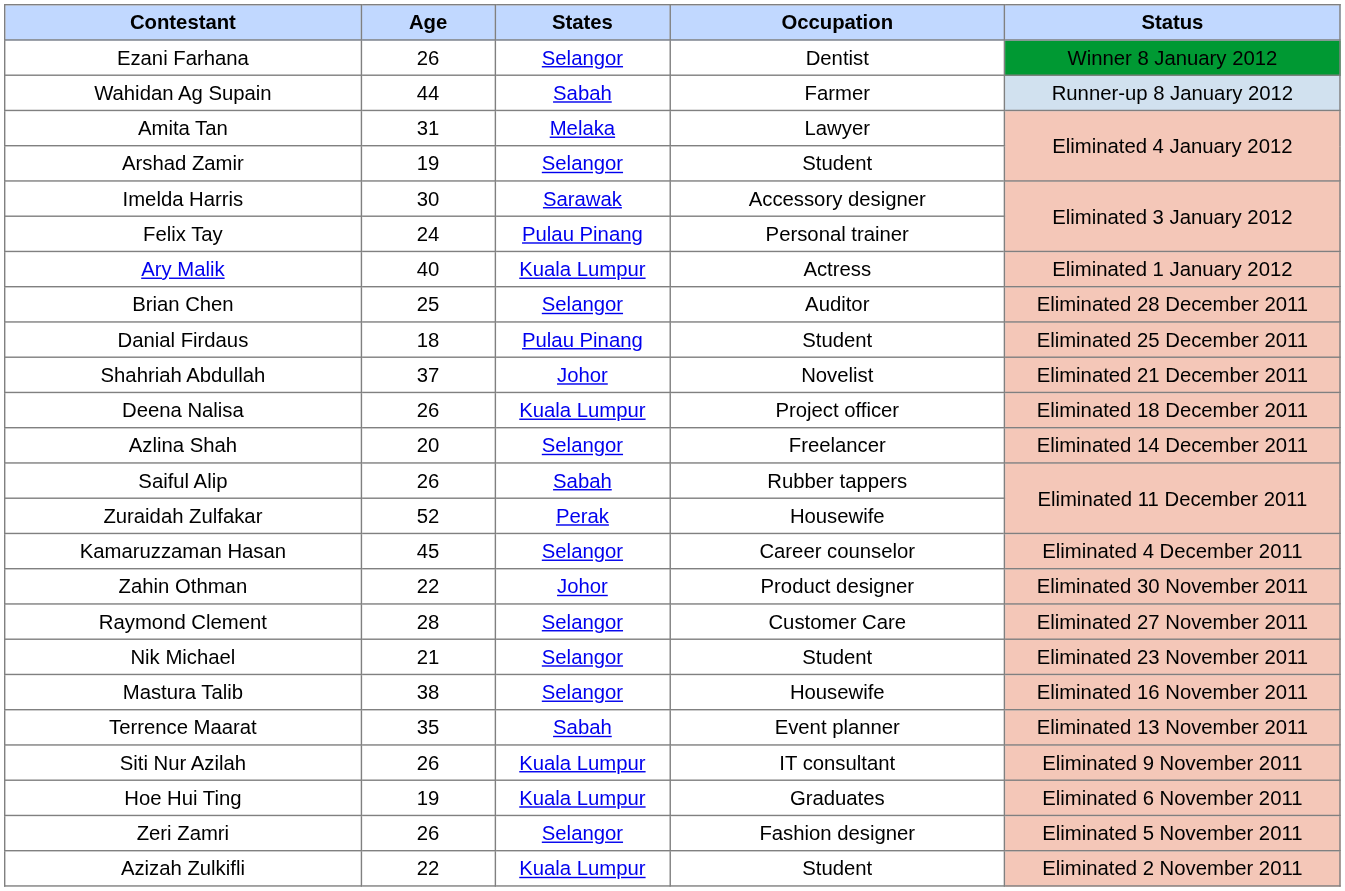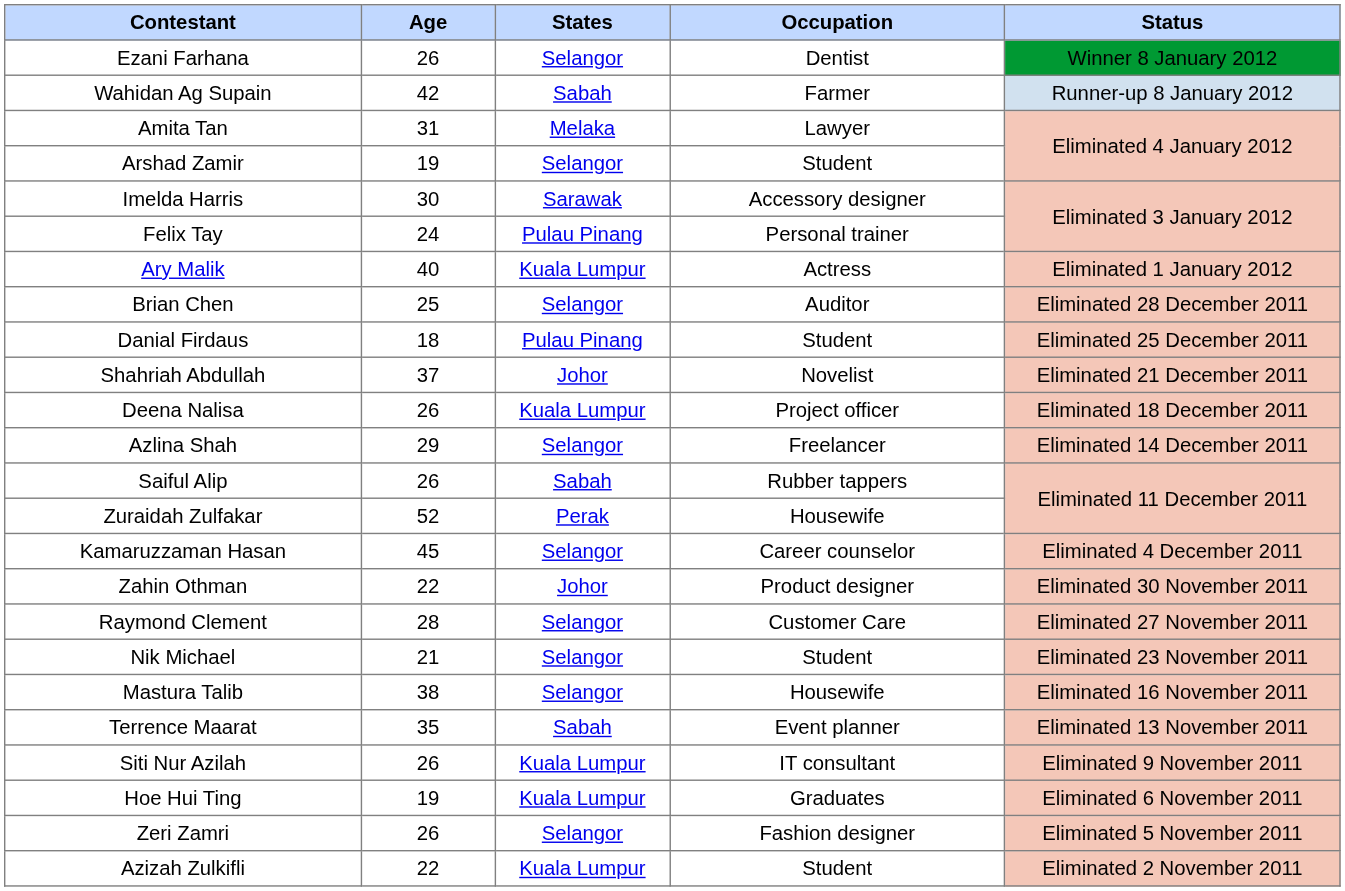(428, 93) 44 -> (428, 93) 42
(428, 445) 20 -> (428, 445) 29
